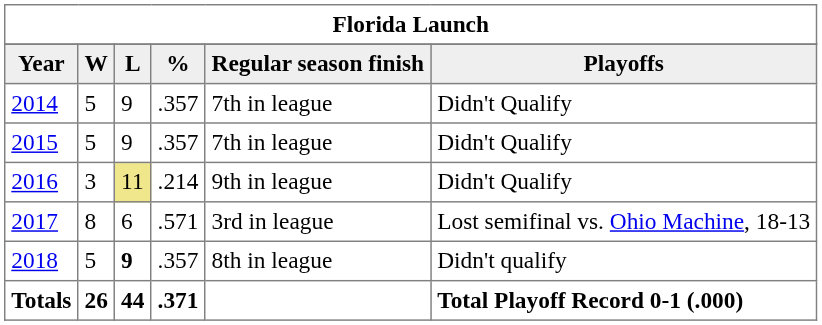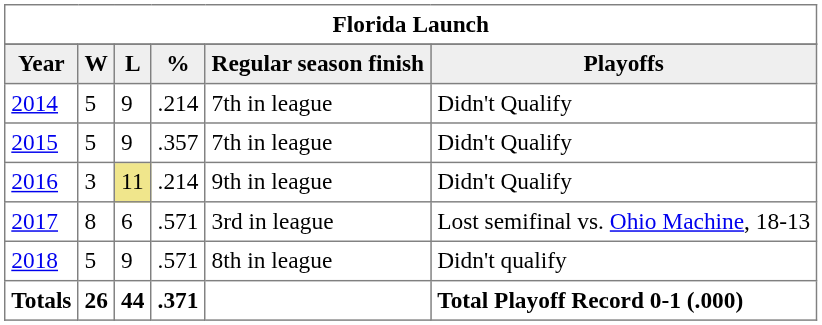(178, 103) .357 -> (178, 103) .214
(127, 260) bold -> (127, 260) normal
(178, 260) .357 -> (178, 260) .571
